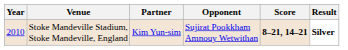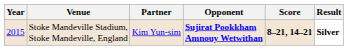(16, 32) 2010 -> (16, 32) 2015
(222, 32) normal -> (224, 32) bold
